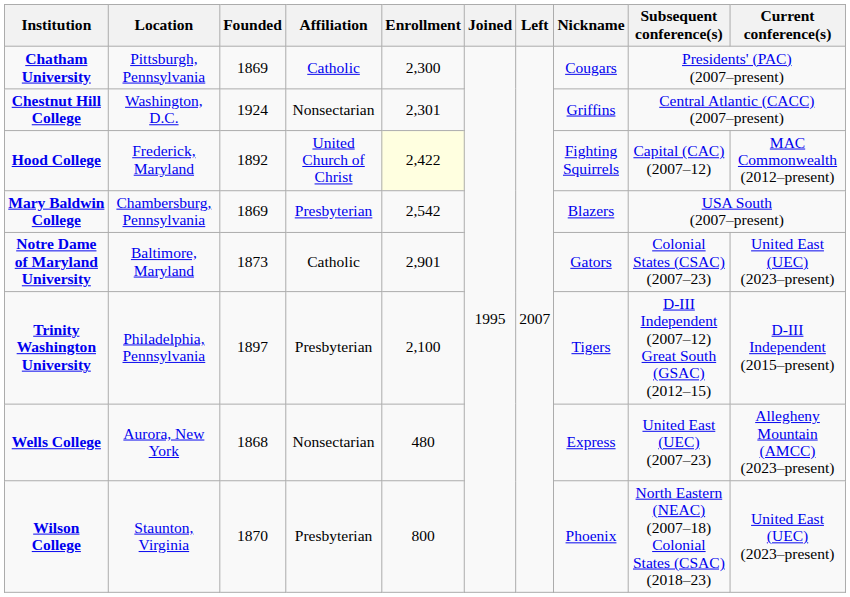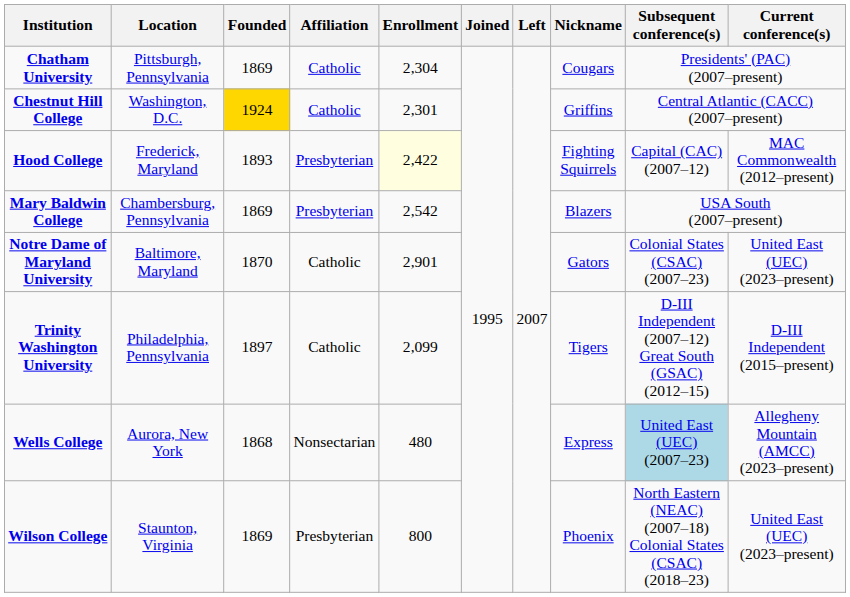(423, 67) 2,300 -> (420, 67) 2,304
(252, 109) no background -> (257, 109) gold background
(334, 109) Nonsectarian -> (334, 109) Catholic
(252, 160) 1892 -> (257, 160) 1893
(334, 160) United Church of Christ -> (334, 160) Presbyterian
(252, 262) 1873 -> (257, 262) 1870
(334, 347) Presbyterian -> (334, 347) Catholic
(423, 347) 2,100 -> (420, 347) 2,099
(679, 442) no background -> (677, 442) lightblue background
(252, 536) 1870 -> (257, 536) 1869
